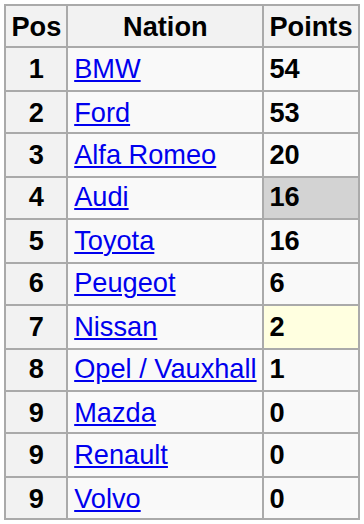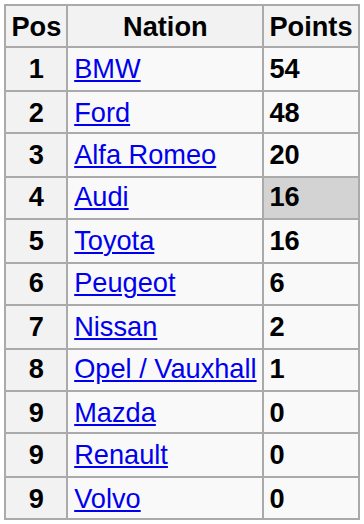(285, 112) 53 -> (285, 112) 48
(277, 326) lightyellow background -> (277, 326) no background
